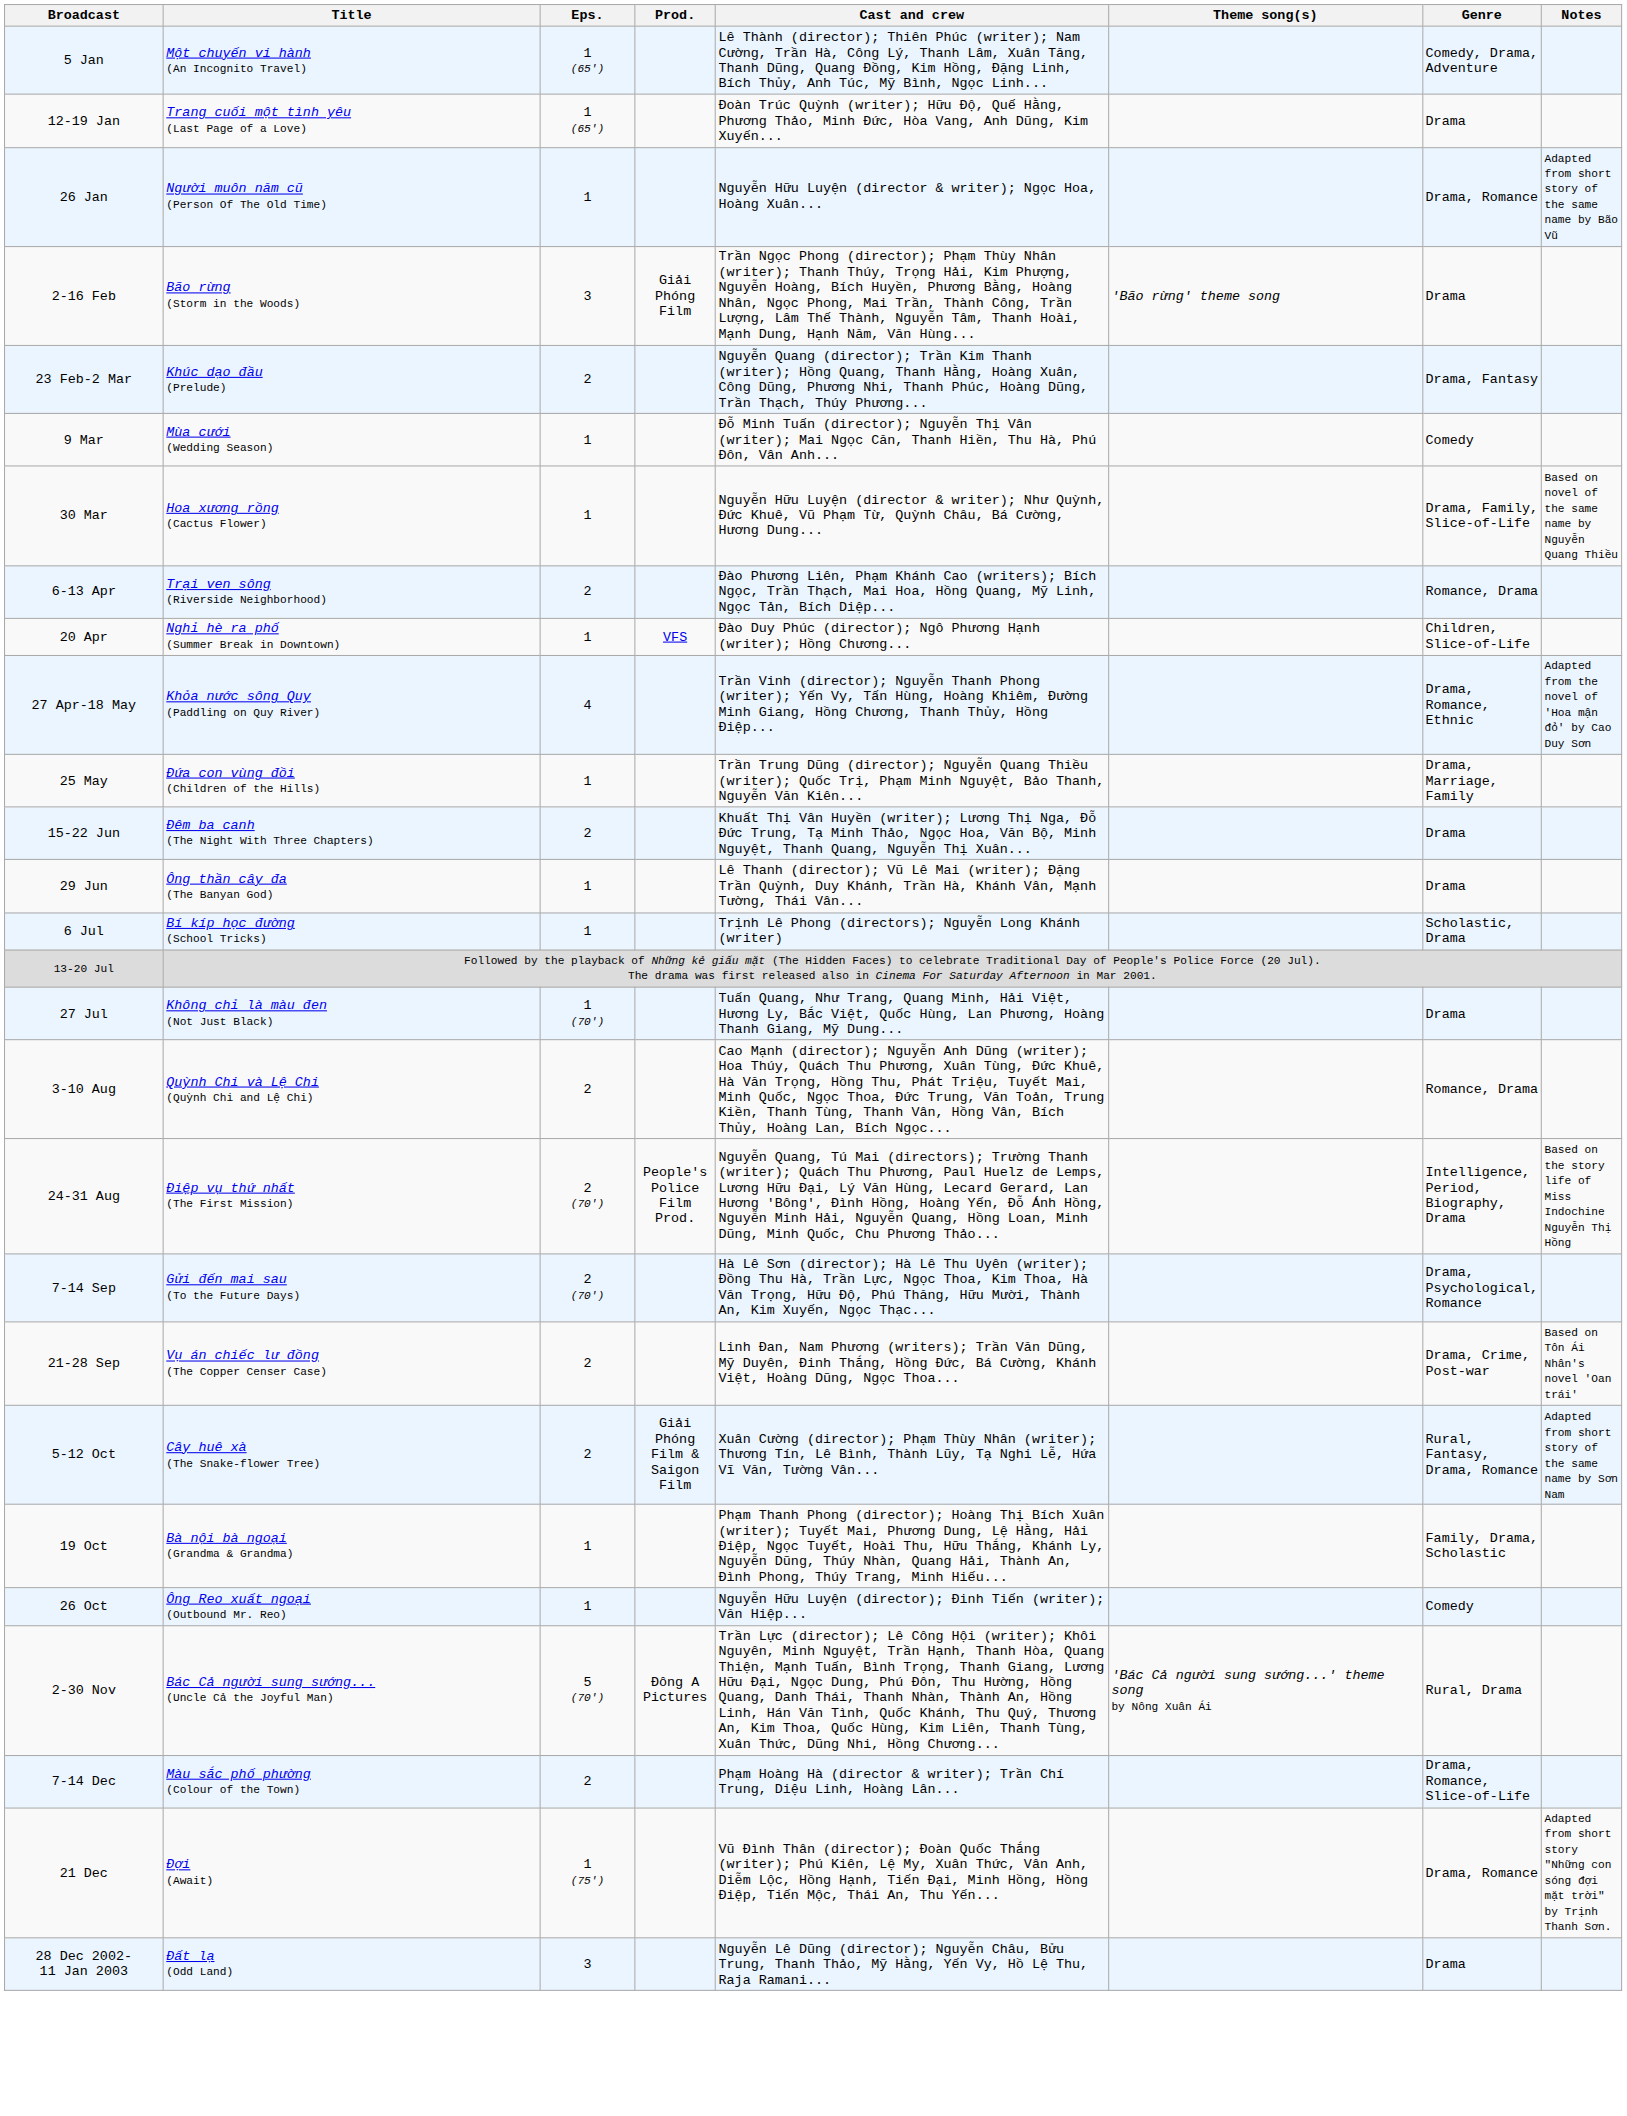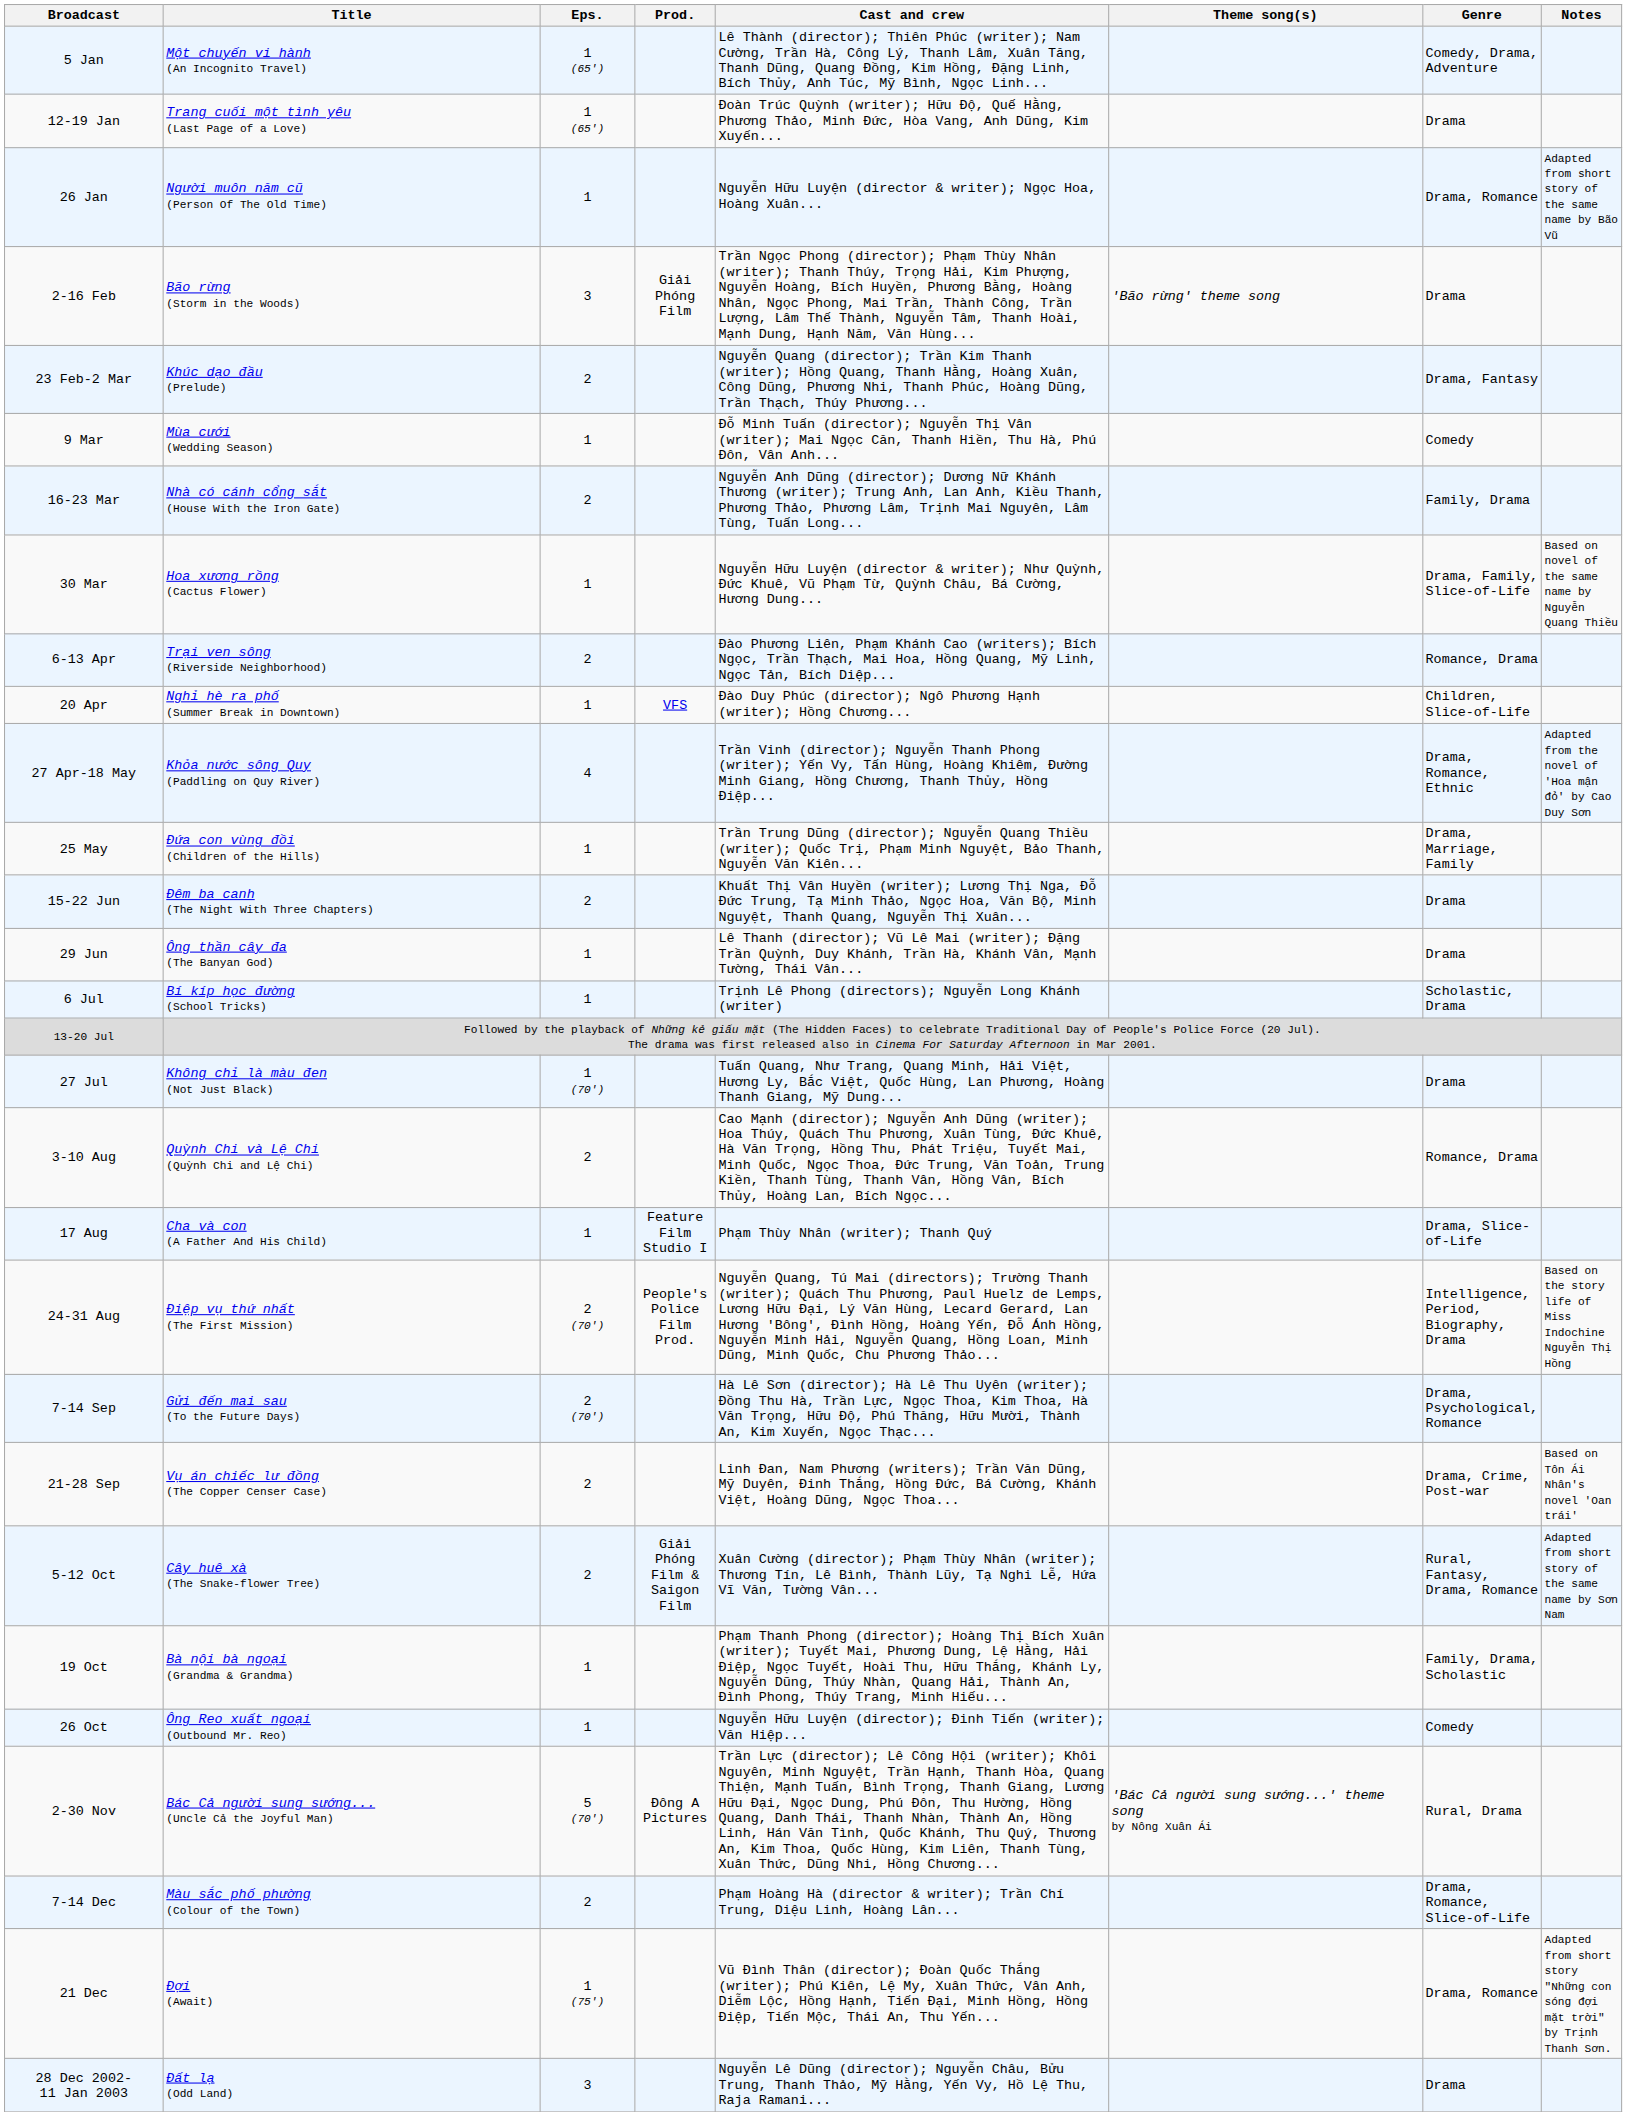+ row: (84, 500)
+ row: (84, 1233)
